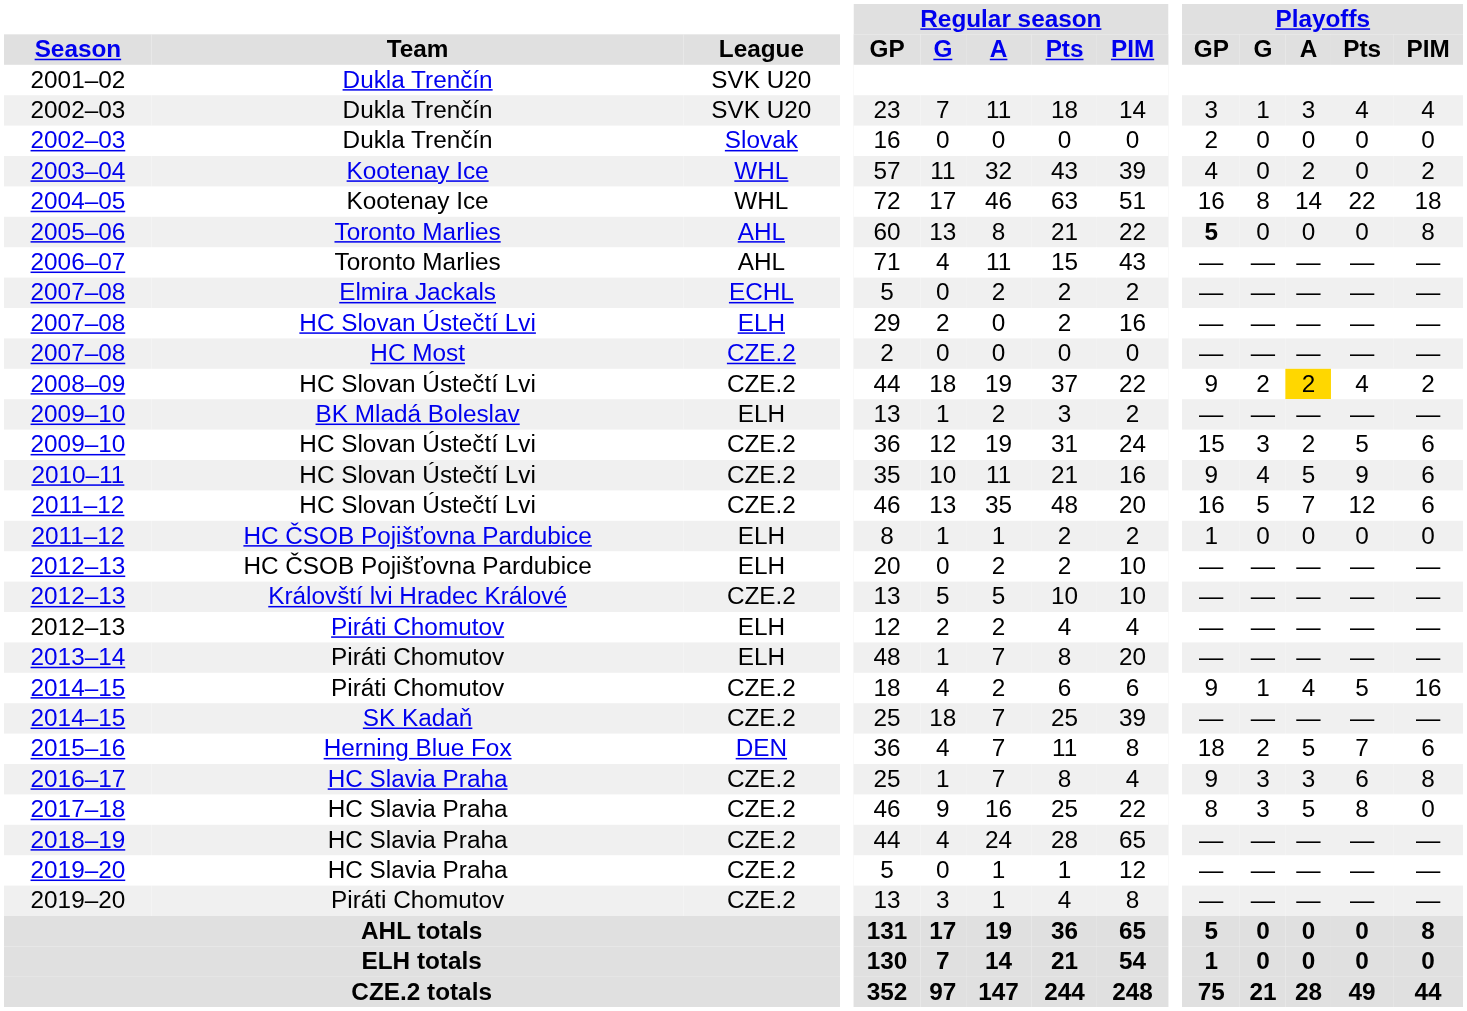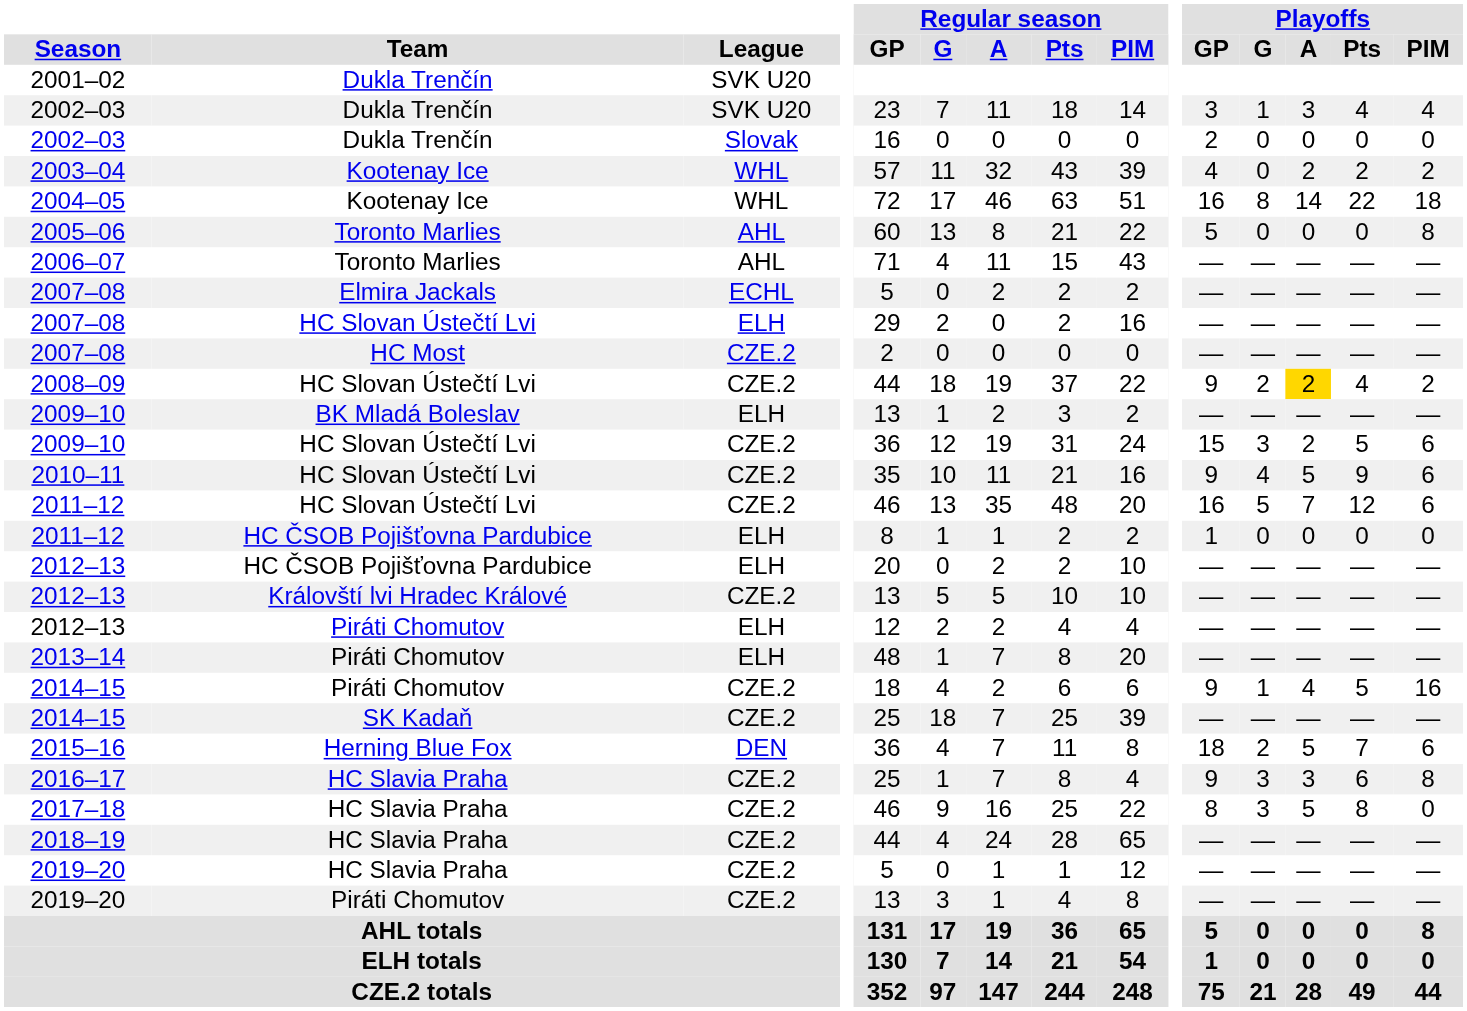(1362, 170) 0 -> (1362, 170) 2
(1211, 231) bold -> (1211, 231) normal
